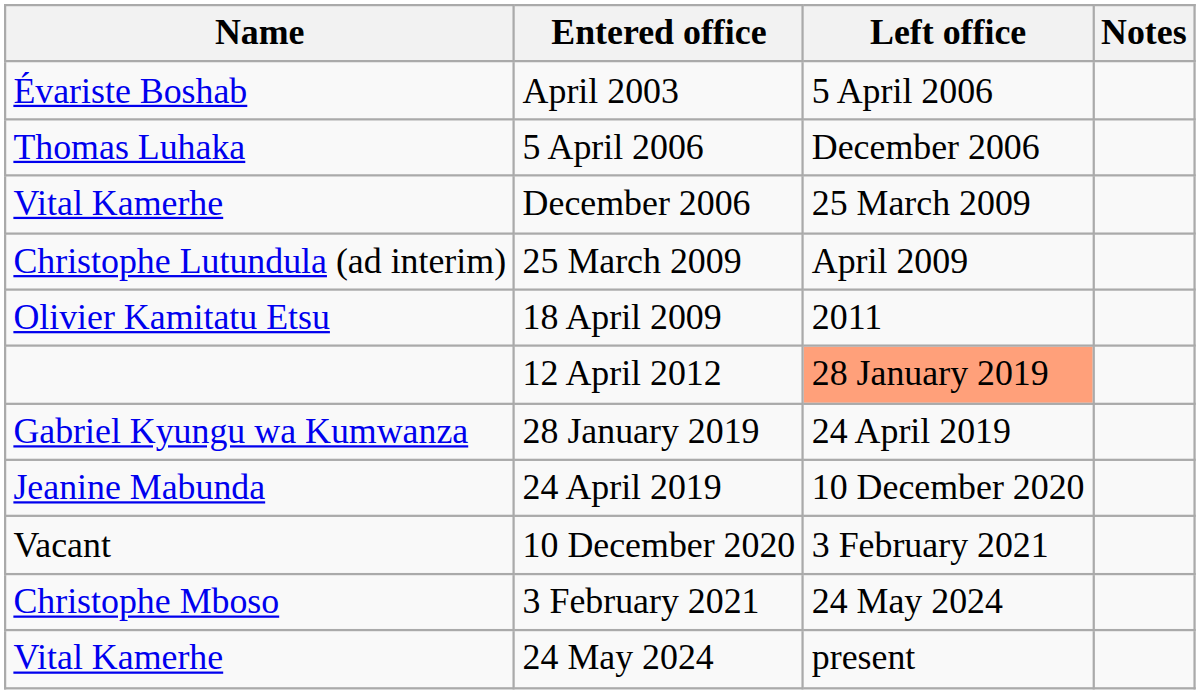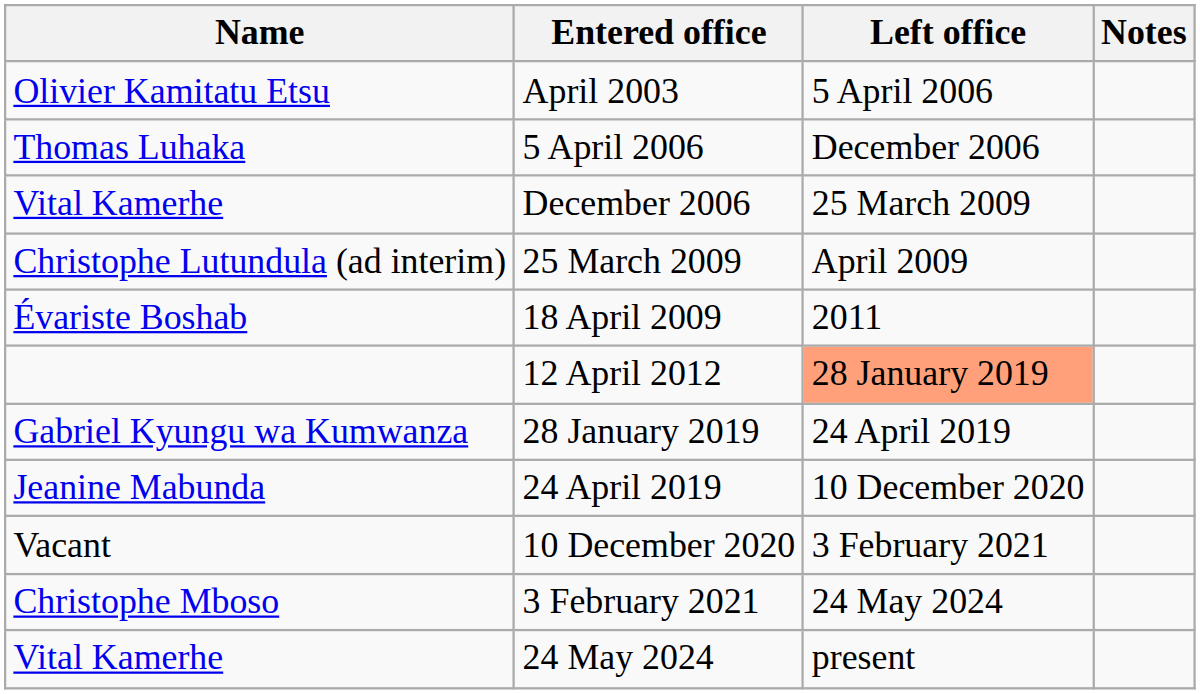(130, 89) Évariste Boshab -> (172, 89) Olivier Kamitatu Etsu
(172, 317) Olivier Kamitatu Etsu -> (130, 317) Évariste Boshab
